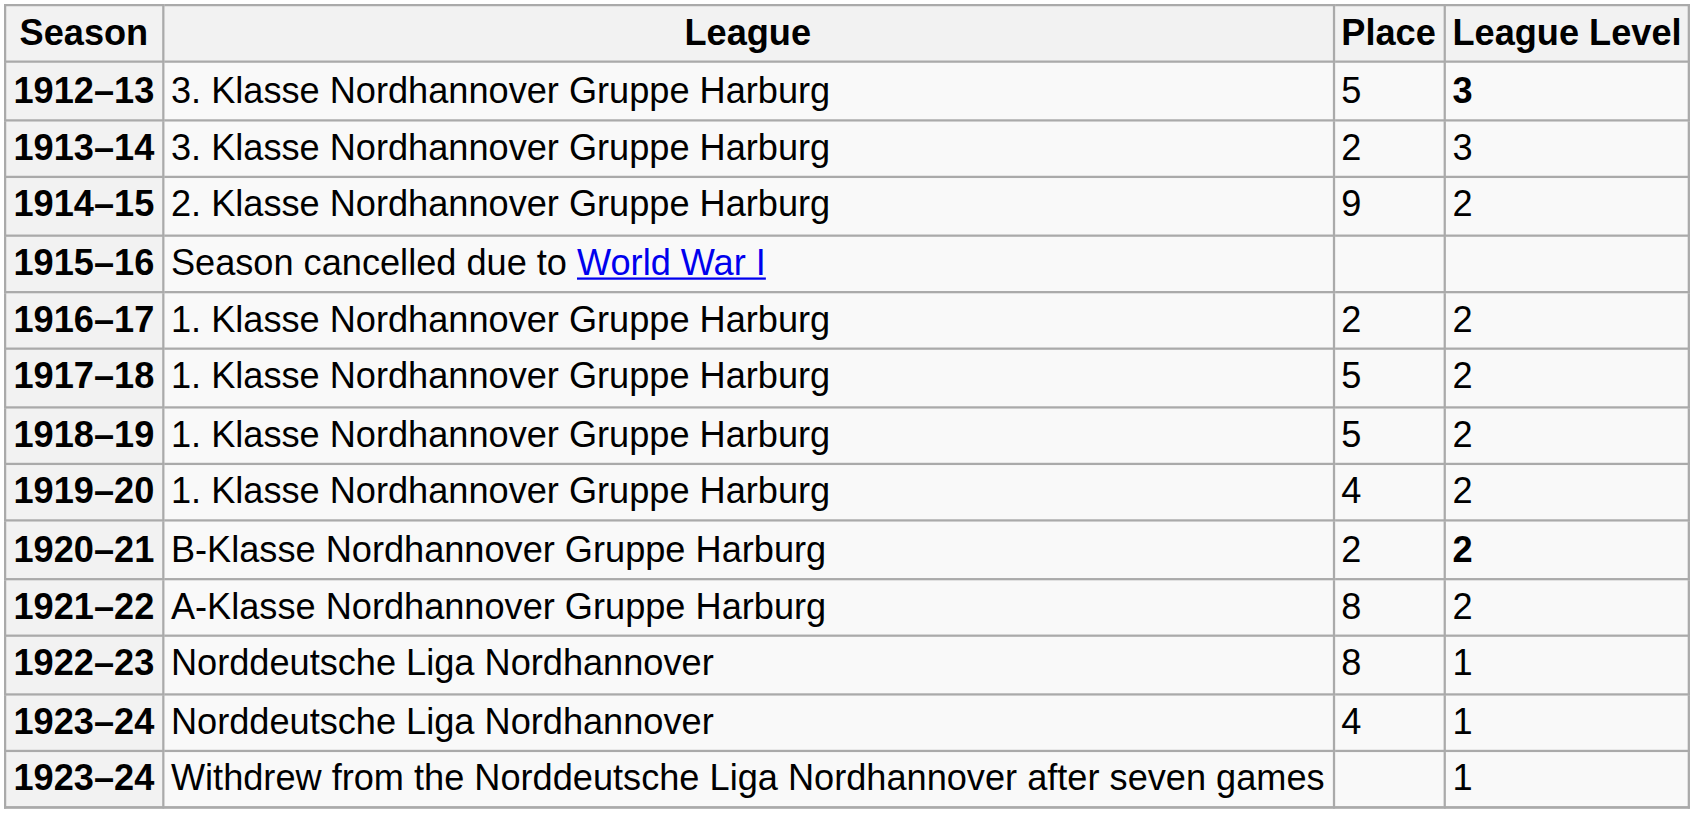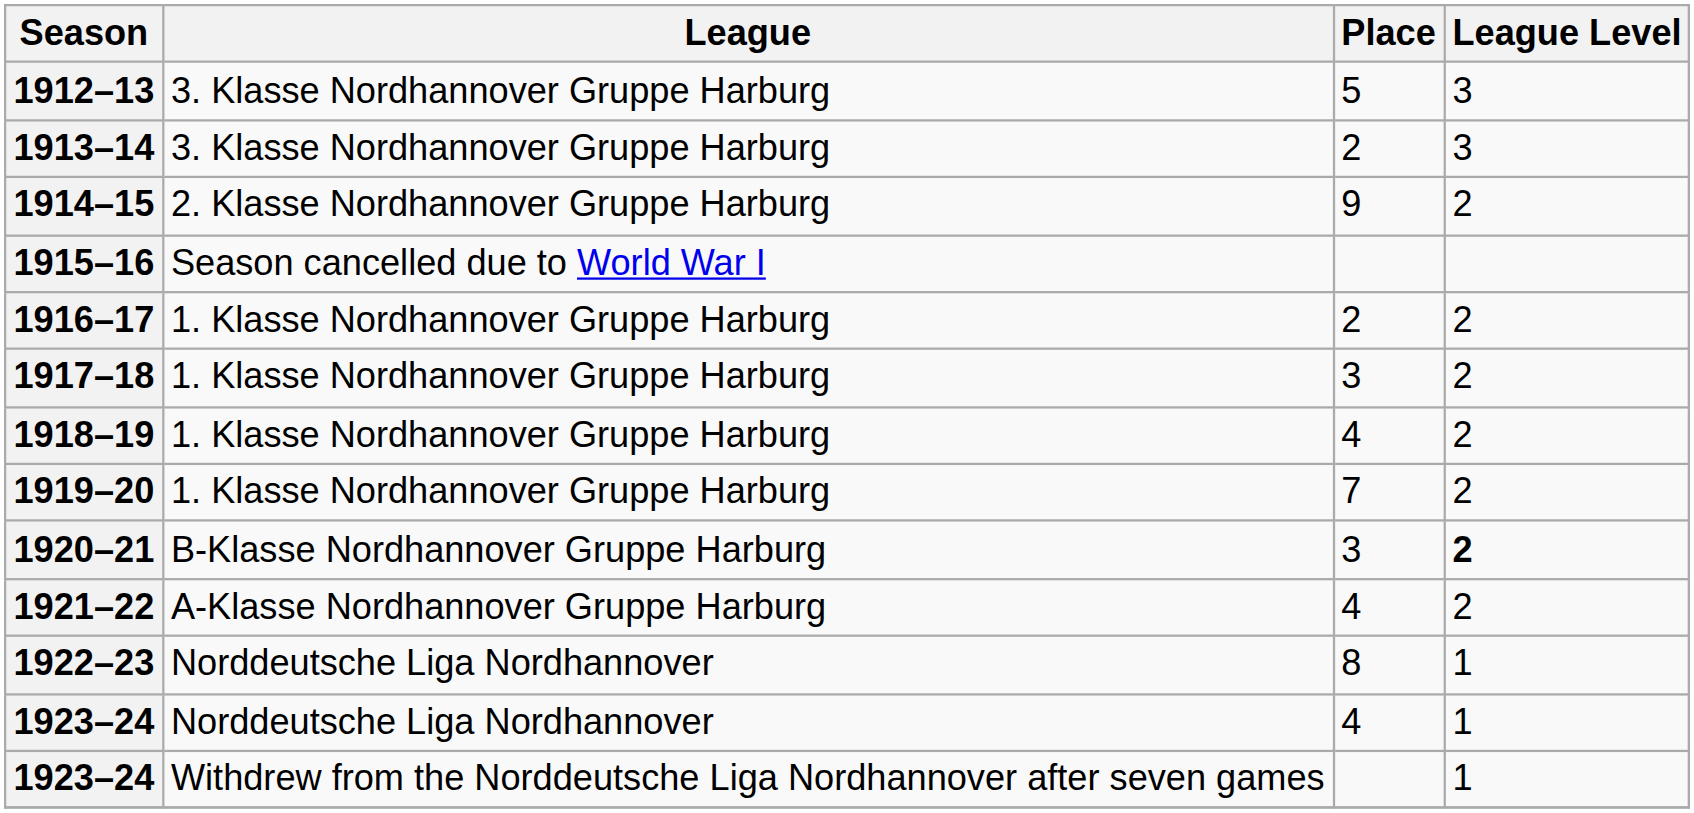(1463, 90) bold -> (1463, 90) normal
(1351, 377) 5 -> (1351, 377) 3
(1351, 434) 5 -> (1351, 434) 4
(1351, 491) 4 -> (1351, 491) 7
(1351, 549) 2 -> (1351, 549) 3
(1351, 606) 8 -> (1351, 606) 4
